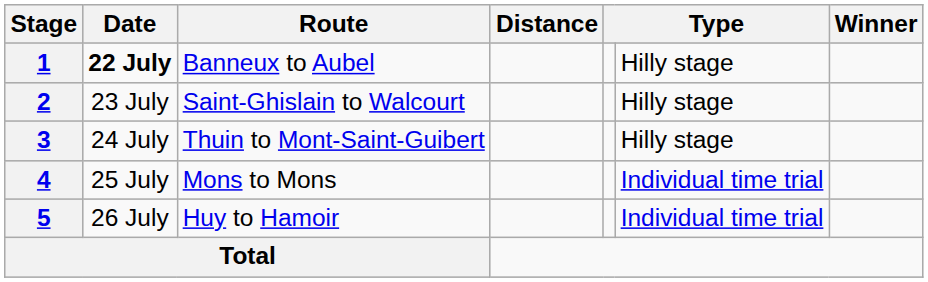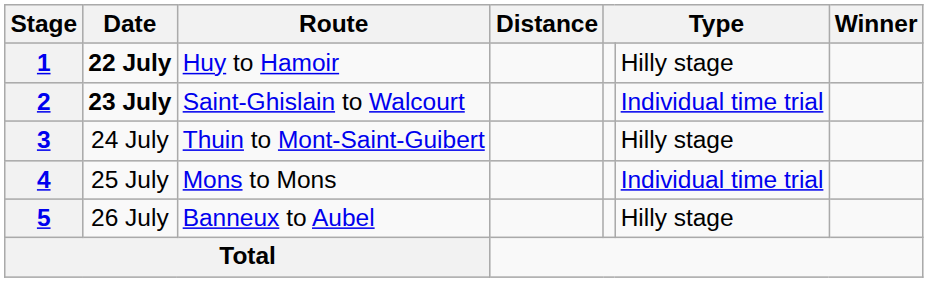(279, 62) Banneux to Aubel -> (261, 62) Huy to Hamoir
(130, 101) normal -> (130, 101) bold
(677, 101) Hilly stage -> (722, 101) Individual time trial
(261, 218) Huy to Hamoir -> (279, 218) Banneux to Aubel
(722, 218) Individual time trial -> (677, 218) Hilly stage
